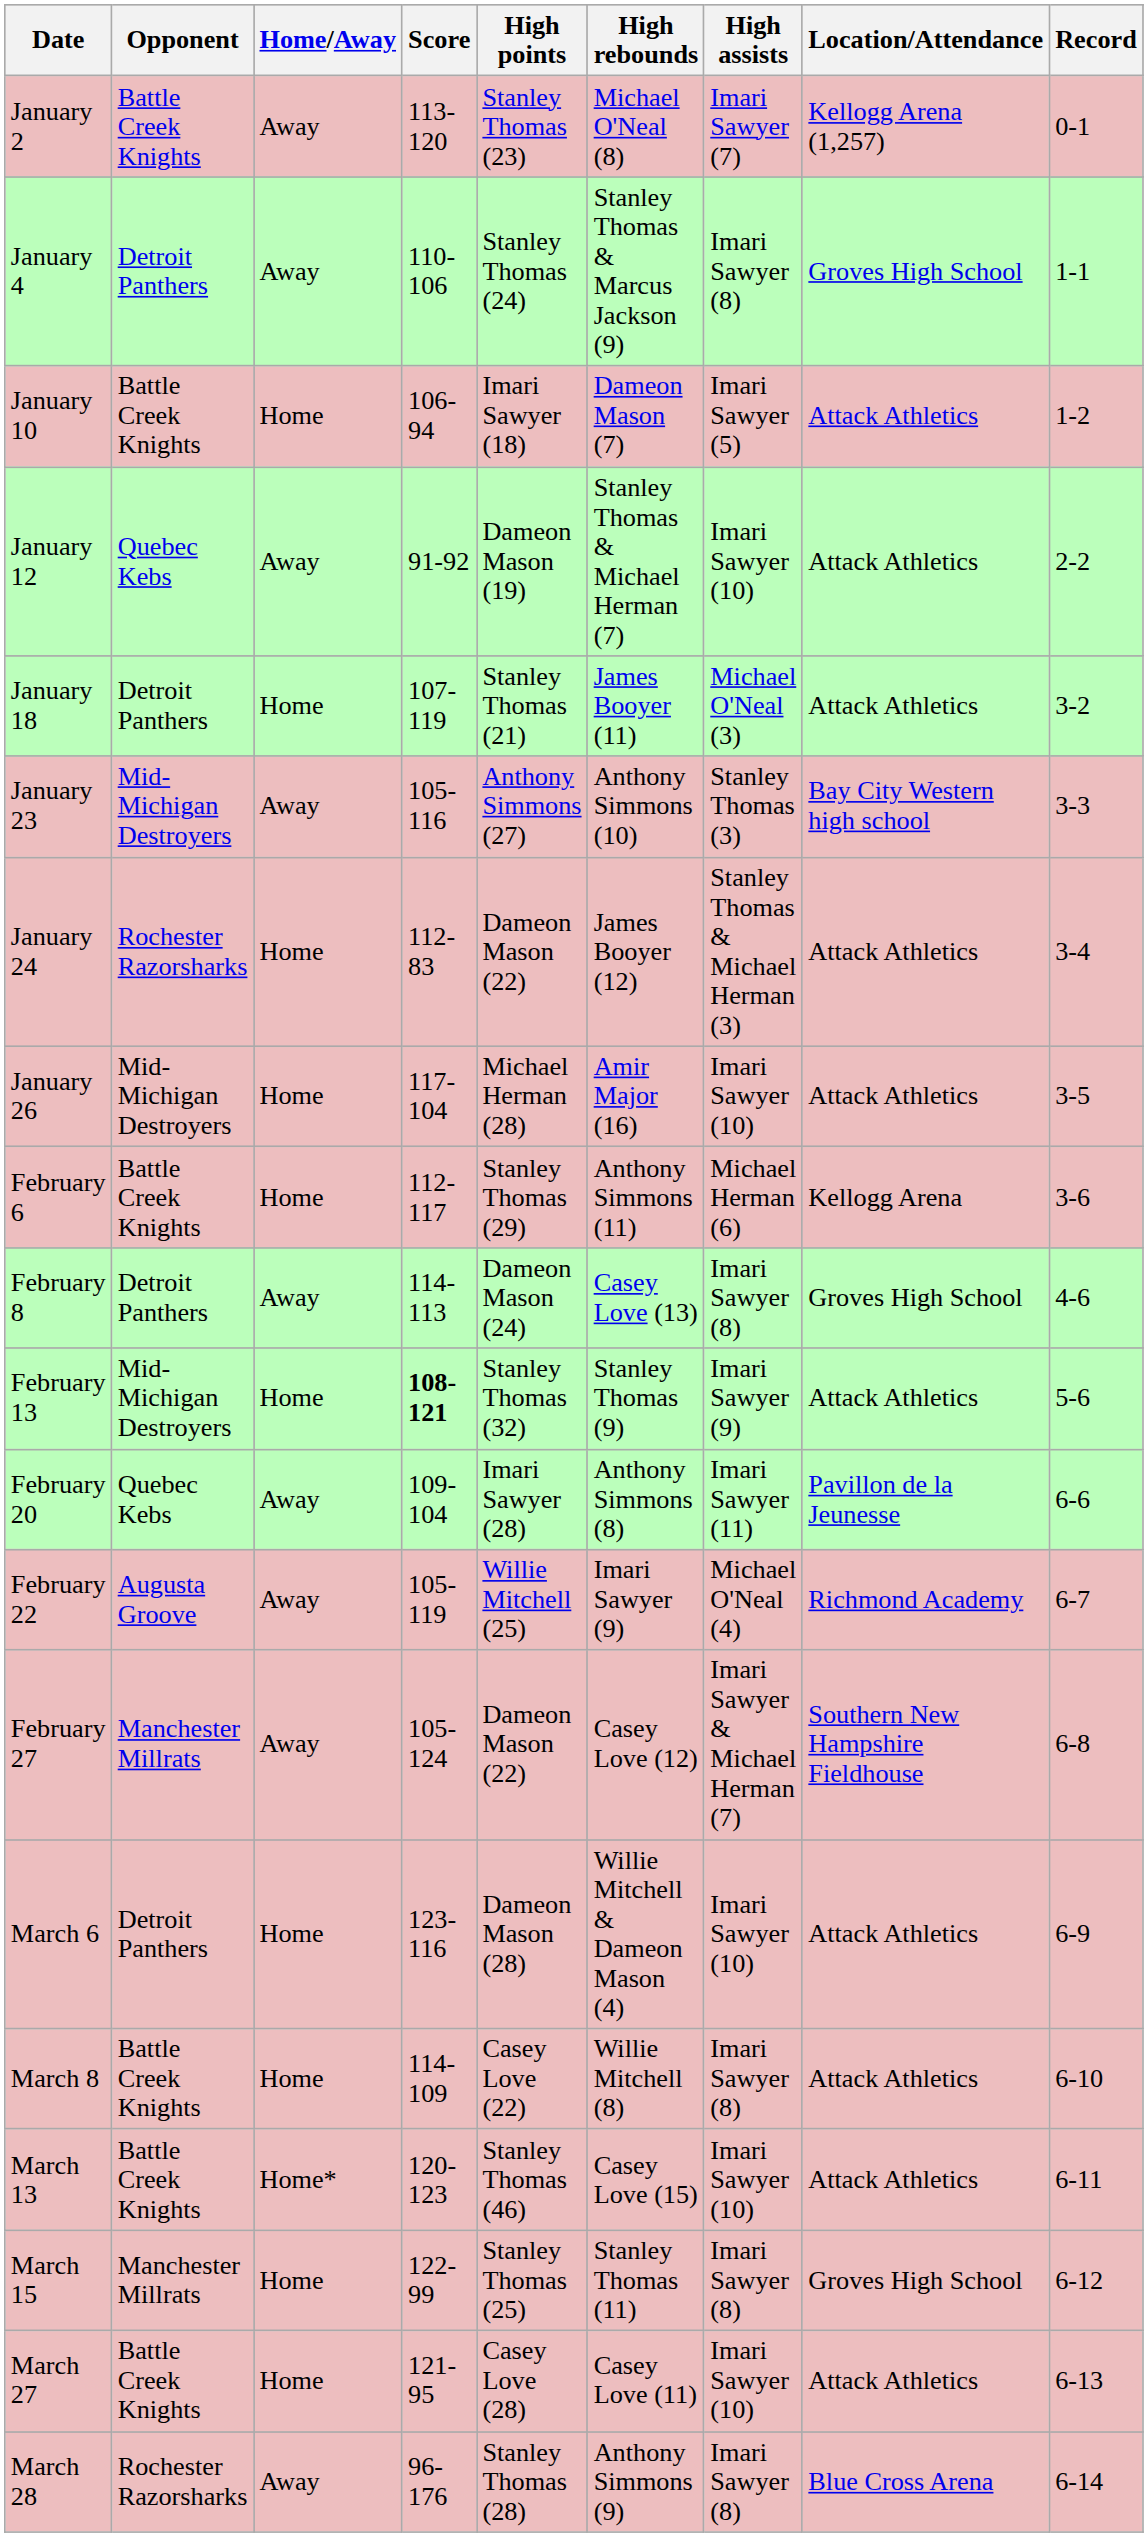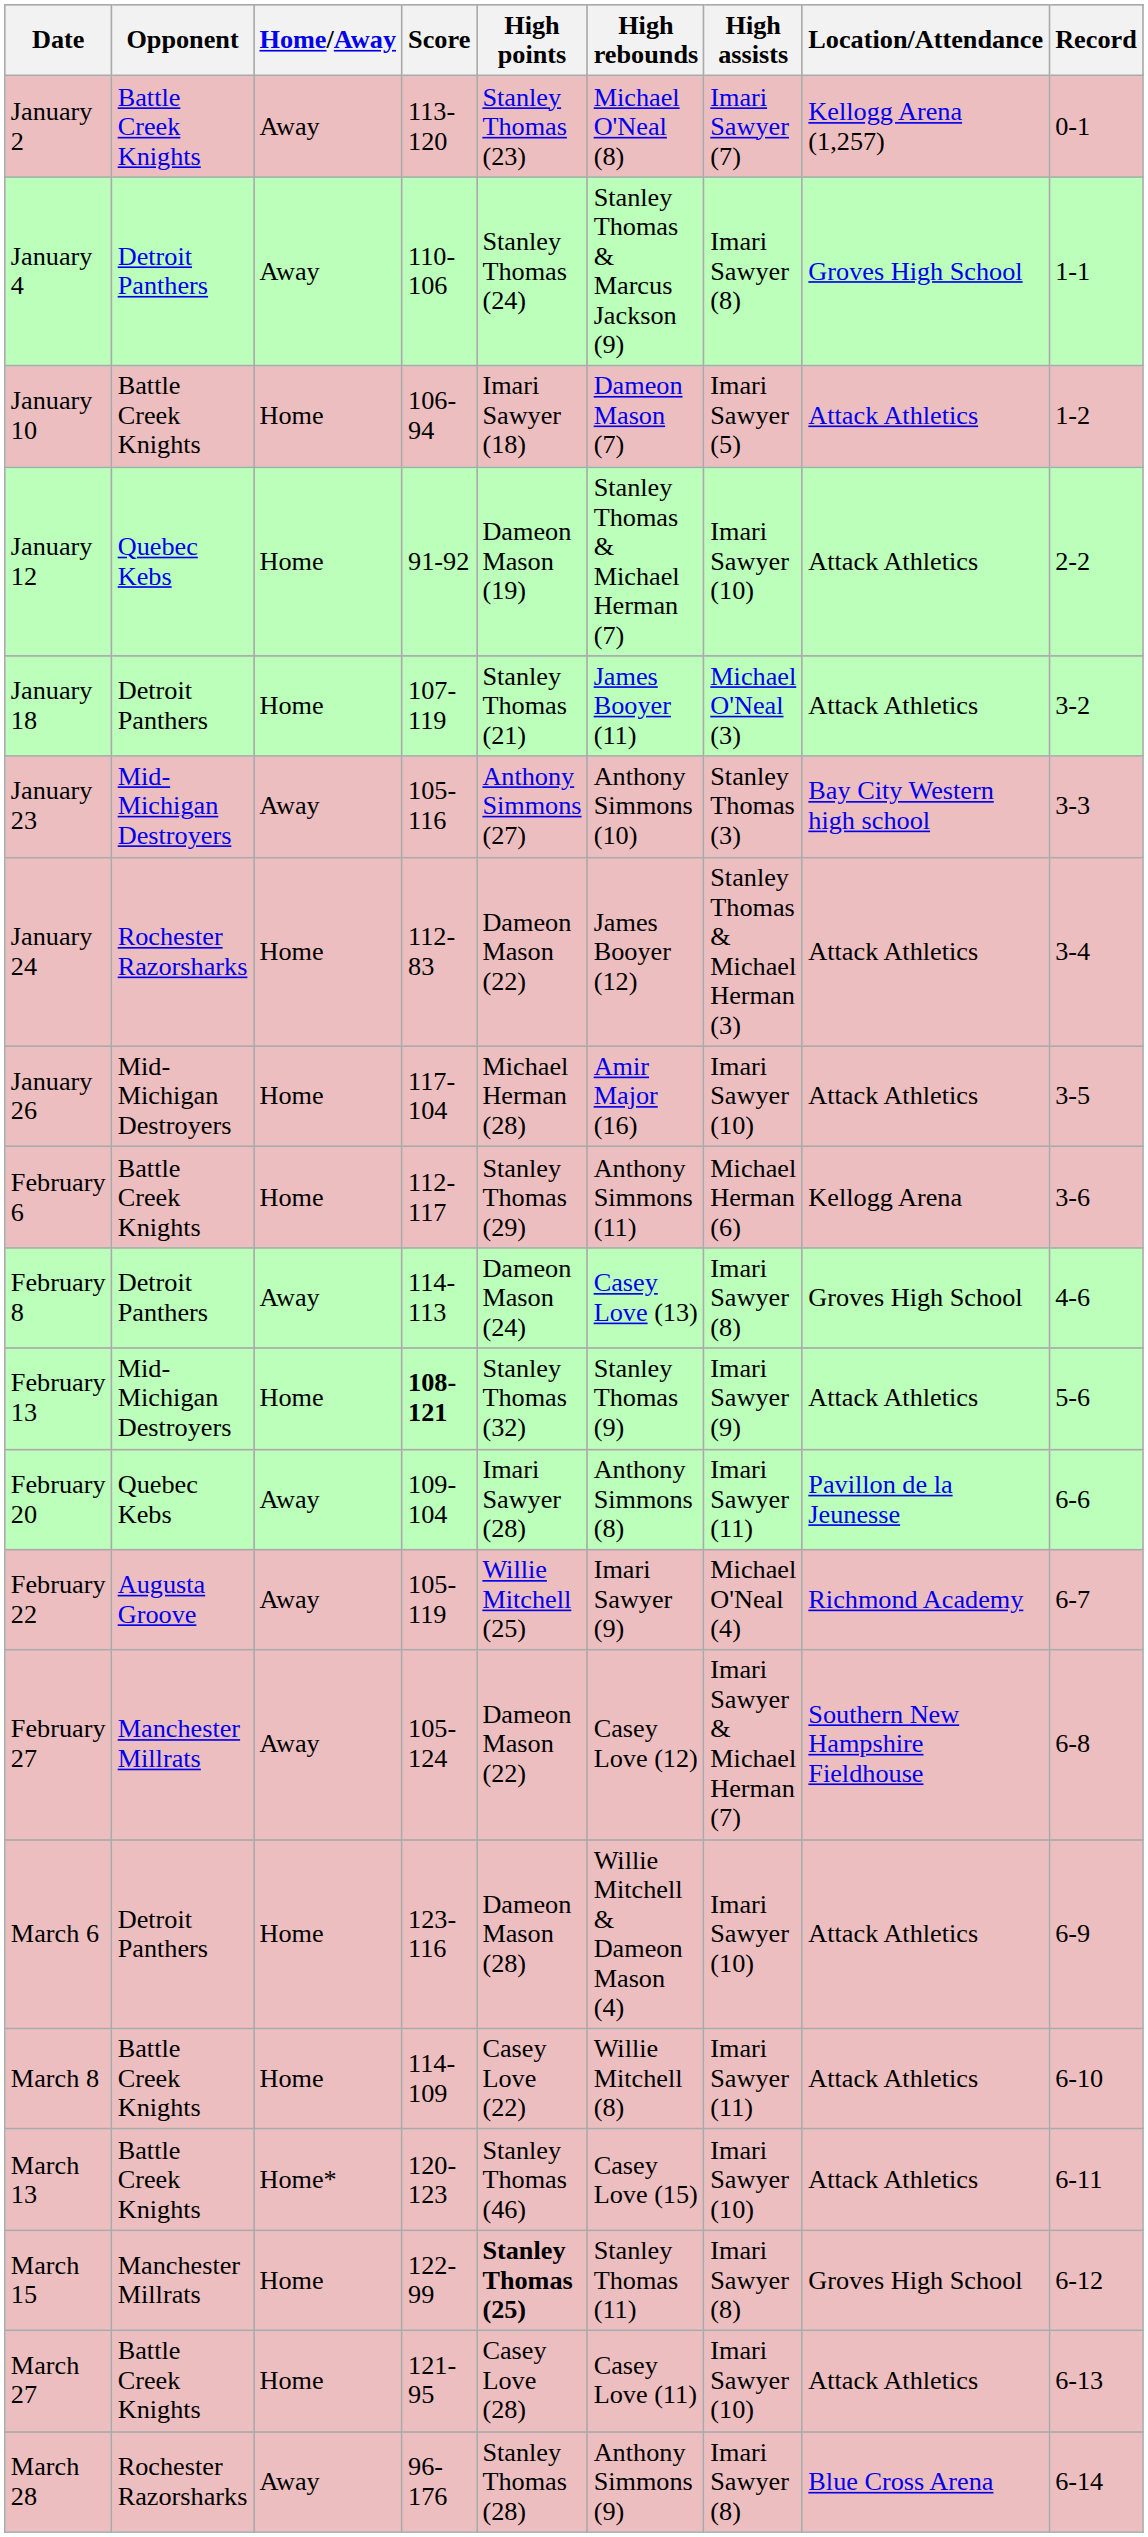(290, 560) Away -> (292, 560) Home
(750, 2078) Imari Sawyer (8) -> (750, 2078) Imari Sawyer (11)
(525, 2279) normal -> (528, 2279) bold
